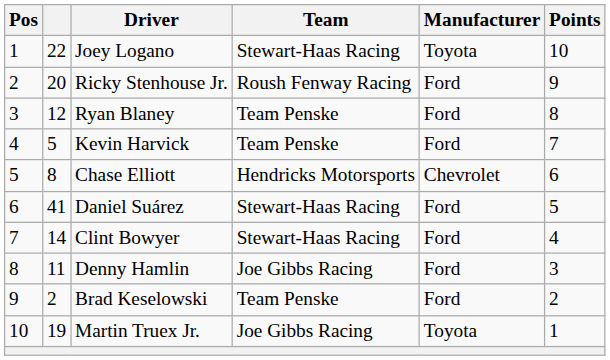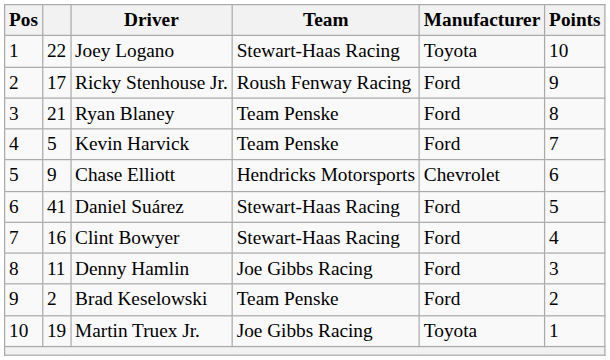(57, 81) 20 -> (57, 81) 17
(57, 112) 12 -> (57, 112) 21
(52, 174) 8 -> (52, 174) 9
(57, 237) 14 -> (57, 237) 16
